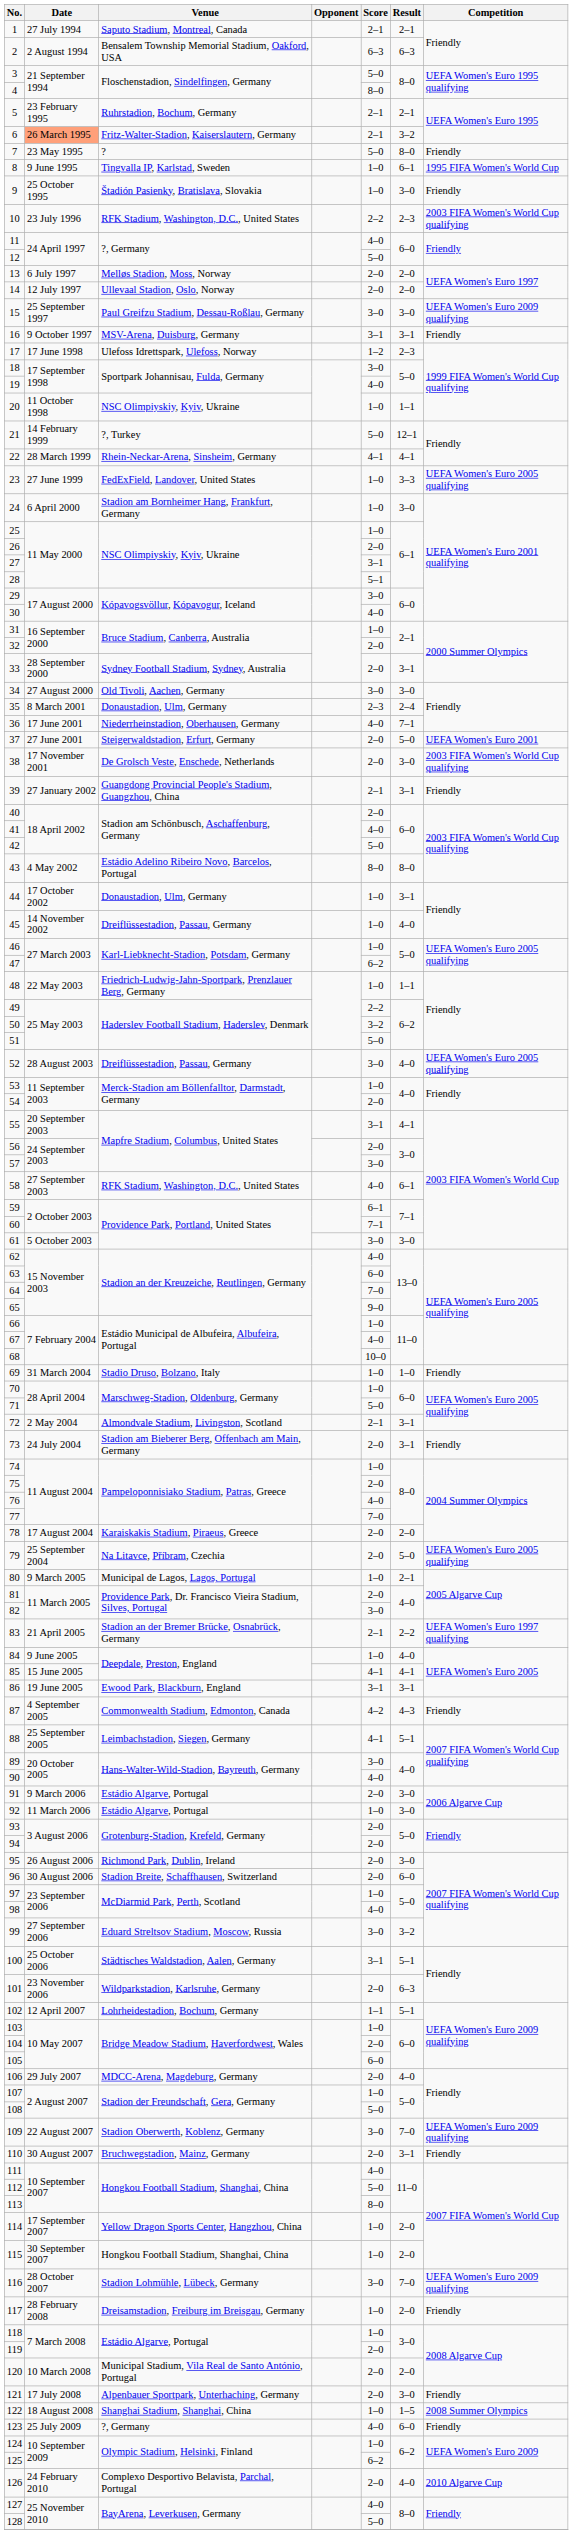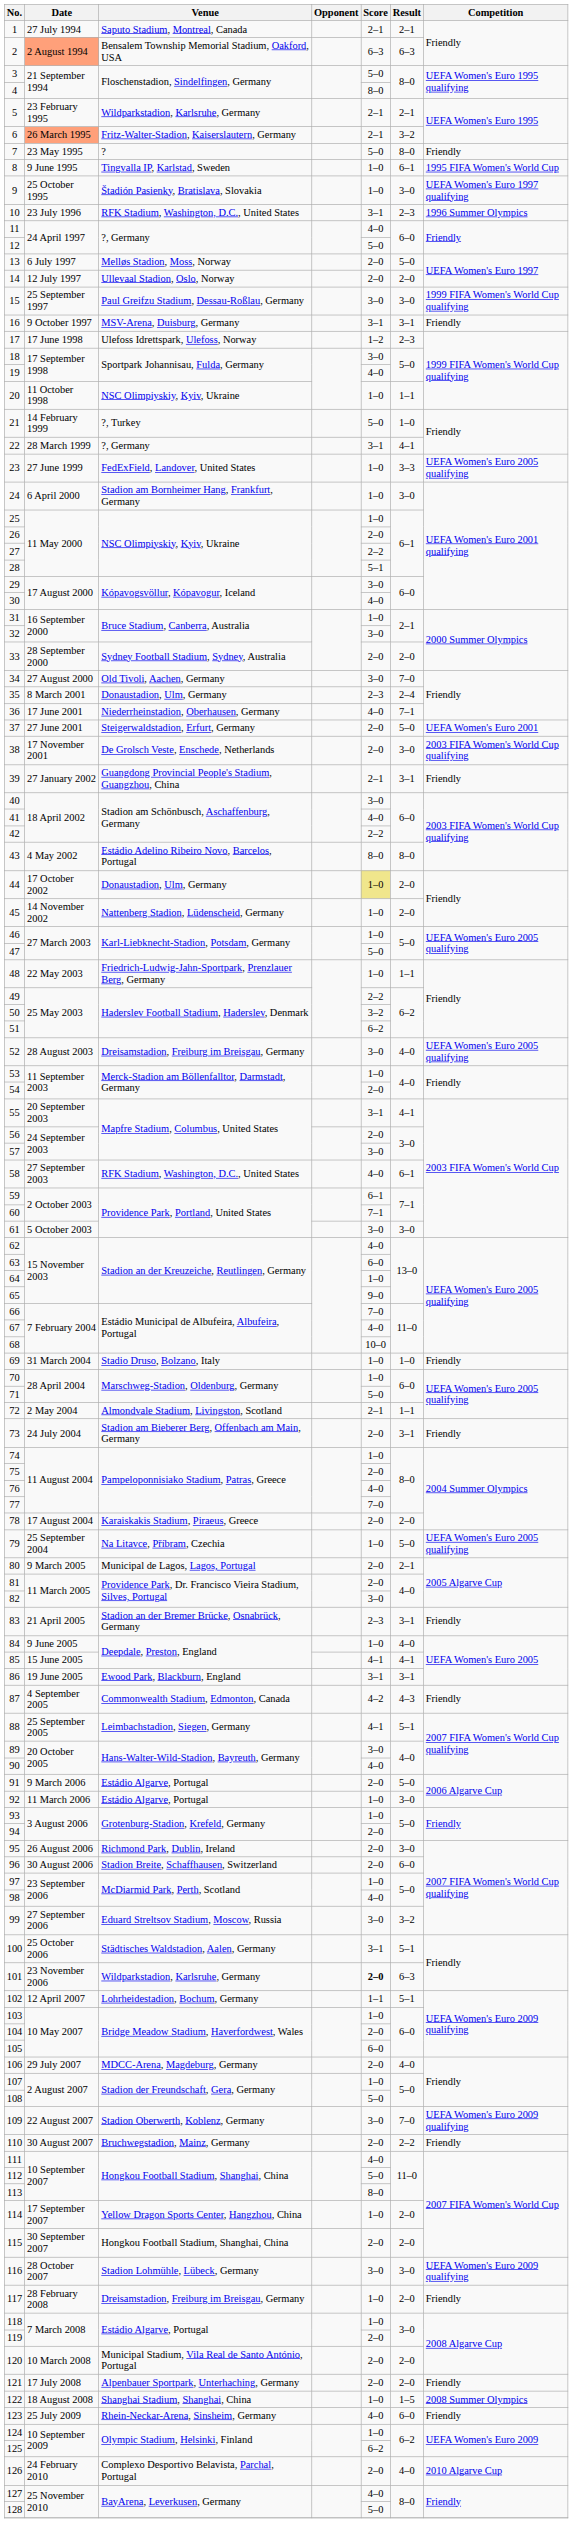(57, 51) no background -> (57, 51) lightsalmon background
(169, 112) Ruhrstadion, Bochum, Germany -> (181, 112) Wildparkstadion, Karlsruhe, Germany
(443, 190) Friendly -> (482, 190) UEFA Women's Euro 1997 qualifying
(376, 218) 2–2 -> (376, 212) 3–1
(492, 218) 2003 FIFA Women's World Cup qualifying -> (477, 212) 1996 Summer Olympics
(407, 273) 2–0 -> (407, 262) 5–0
(482, 312) UEFA Women's Euro 2009 qualifying -> (492, 301) 1999 FIFA Women's World Cup qualifying
(407, 435) 12–1 -> (407, 423) 1–0
(189, 457) Rhein-Neckar-Arena, Sinsheim, Germany -> (126, 445) ?, Germany
(376, 457) 4–1 -> (376, 445) 3–1
(376, 563) 3–1 -> (376, 551) 2–2
(376, 645) 2–0 -> (376, 634) 3–0
(407, 668) 3–1 -> (407, 656) 2–0
(407, 690) 3–0 -> (407, 678) 7–0
(376, 812) 2–0 -> (376, 801) 3–0
(376, 845) 5–0 -> (376, 834) 2–2
(376, 896) no background -> (376, 884) khaki background
(407, 896) 3–1 -> (407, 884) 2–0
(176, 924) Dreiflüssestadion, Passau, Germany -> (193, 912) Nattenberg Stadion, Lüdenscheid, Germany
(407, 924) 4–0 -> (407, 912) 2–0
(376, 963) 6–2 -> (376, 951) 5–0
(376, 1041) 5–0 -> (376, 1029) 6–2
(176, 1063) Dreiflüssestadion, Passau, Germany -> (203, 1051) Dreisamstadion, Freiburg im Breisgau, Germany
(376, 1290) 7–0 -> (376, 1278) 1–0
(376, 1323) 1–0 -> (376, 1311) 7–0
(407, 1422) 3–1 -> (407, 1410) 1–1
(376, 1555) 2–0 -> (376, 1543) 1–0
(376, 1577) 1–0 -> (376, 1566) 2–0
(376, 1633) 2–1 -> (376, 1621) 2–3
(407, 1633) 2–2 -> (407, 1621) 3–1
(482, 1633) UEFA Women's Euro 1997 qualifying -> (443, 1621) Friendly
(407, 1794) 3–0 -> (407, 1782) 5–0
(376, 1827) 2–0 -> (376, 1815) 1–0
(376, 1988) normal -> (376, 1976) bold
(407, 2154) 3–1 -> (407, 2142) 2–2
(376, 2254) 1–0 -> (376, 2242) 2–0
(407, 2282) 7–0 -> (407, 2271) 3–0
(407, 2394) 3–0 -> (407, 2382) 2–0
(126, 2427) ?, Germany -> (189, 2415) Rhein-Neckar-Arena, Sinsheim, Germany
